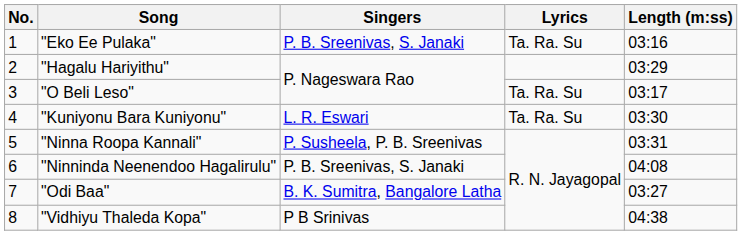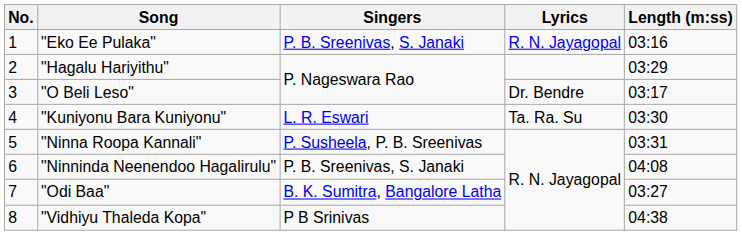(545, 42) Ta. Ra. Su -> (565, 42) R. N. Jayagopal
(545, 92) Ta. Ra. Su -> (546, 92) Dr. Bendre
